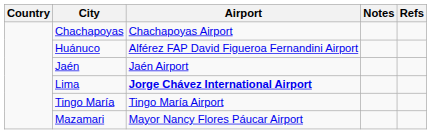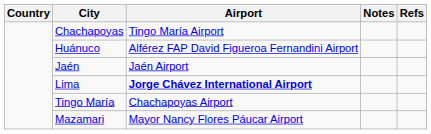(181, 31) Chachapoyas Airport -> (176, 31) Tingo María Airport
(176, 102) Tingo María Airport -> (181, 102) Chachapoyas Airport
